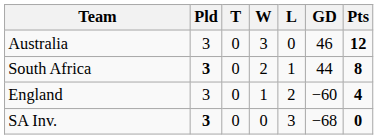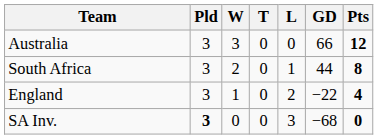columns swapped: (264, 17) <-> (236, 17)
(324, 43) 46 -> (324, 43) 66
(206, 69) bold -> (206, 69) normal
(324, 95) −60 -> (324, 95) −22
